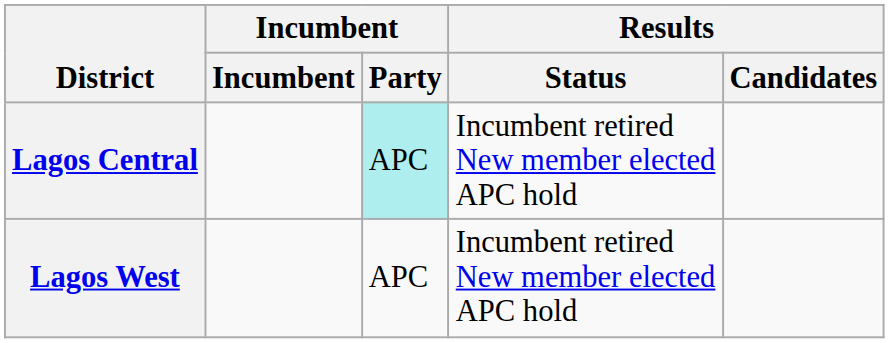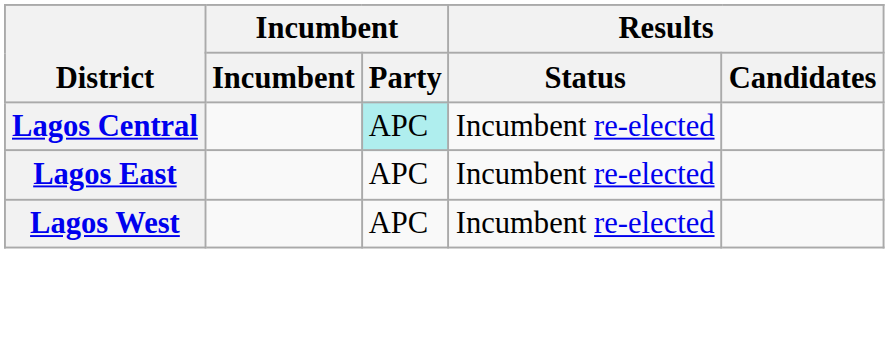(586, 160) Incumbent retired New member elected APC hold -> (585, 125) Incumbent re-elected
+ row: (105, 174)
(586, 277) Incumbent retired New member elected APC hold -> (585, 222) Incumbent re-elected
